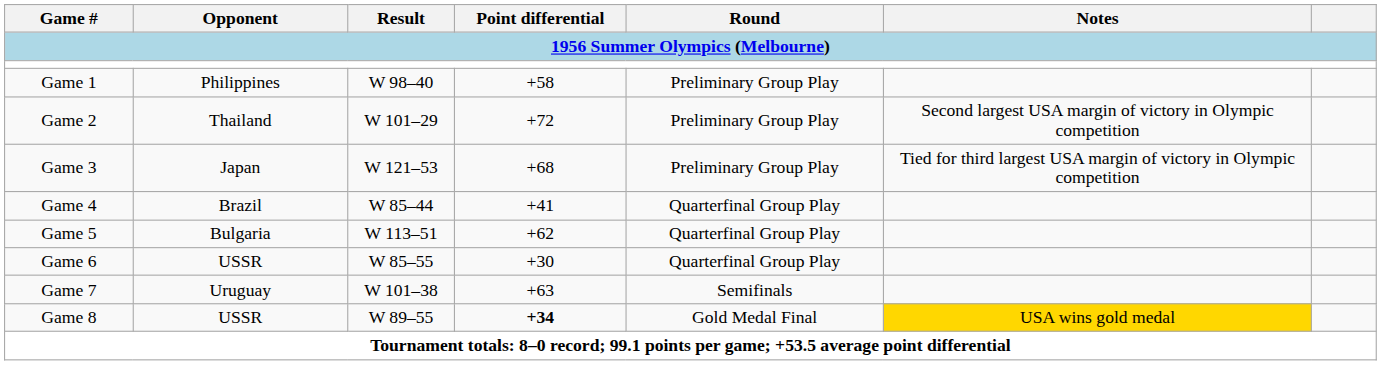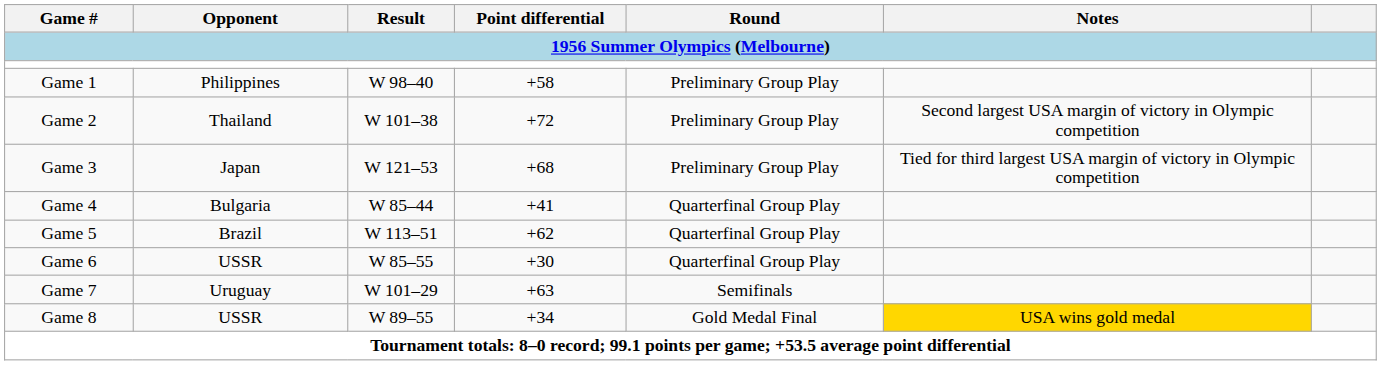(401, 120) W 101–29 -> (401, 120) W 101–38
(240, 205) Brazil -> (240, 205) Bulgaria
(240, 233) Bulgaria -> (240, 233) Brazil
(401, 289) W 101–38 -> (401, 289) W 101–29
(540, 317) bold -> (540, 317) normal
